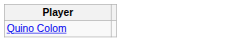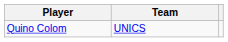+ column: (165, 12)
